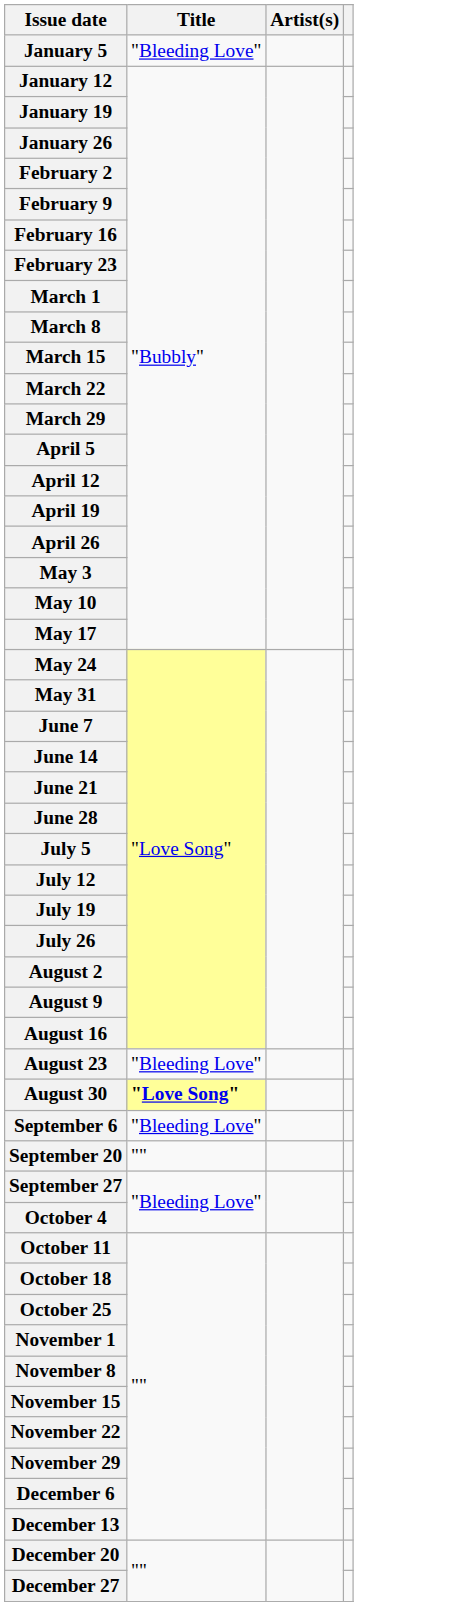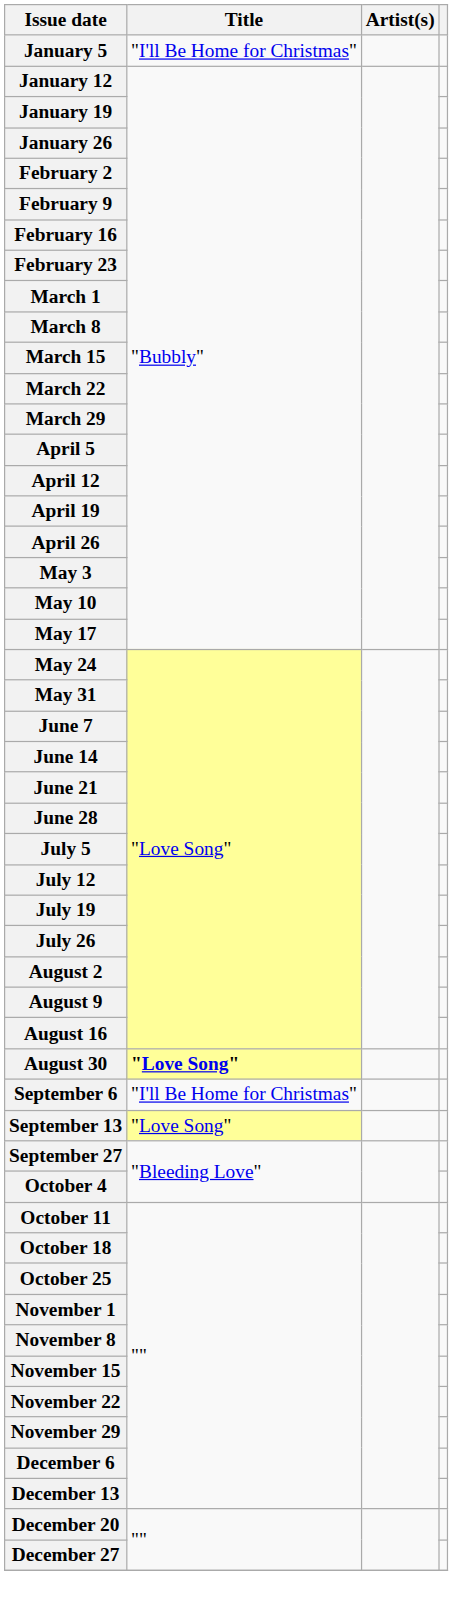(196, 50) "Bleeding Love" -> (244, 50) "I'll Be Home for Christmas"
- row: (66, 1063)
(196, 1125) "Bleeding Love" -> (244, 1094) "I'll Be Home for Christmas"
+ row: (66, 1125)
- row: (66, 1155)
